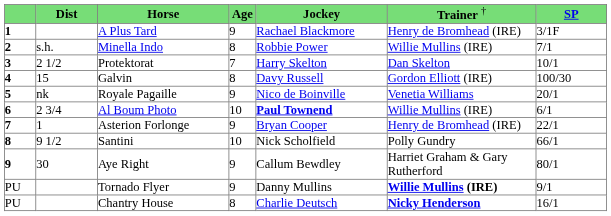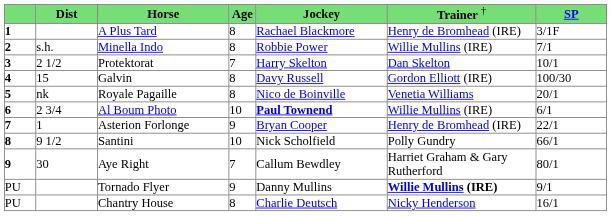(232, 31) 9 -> (232, 31) 8
(232, 93) 9 -> (232, 93) 8
(232, 163) 9 -> (232, 163) 7
(434, 202) bold -> (432, 202) normal
